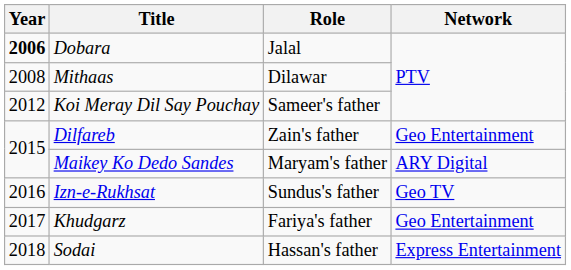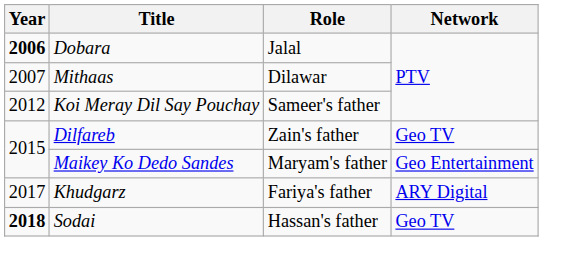(27, 76) 2008 -> (27, 76) 2007
(465, 134) Geo Entertainment -> (425, 134) Geo TV
(441, 163) ARY Digital -> (465, 163) Geo Entertainment
- row: (104, 192)
(465, 221) Geo Entertainment -> (441, 192) ARY Digital
(27, 250) normal -> (27, 221) bold
(478, 250) Express Entertainment -> (425, 221) Geo TV
